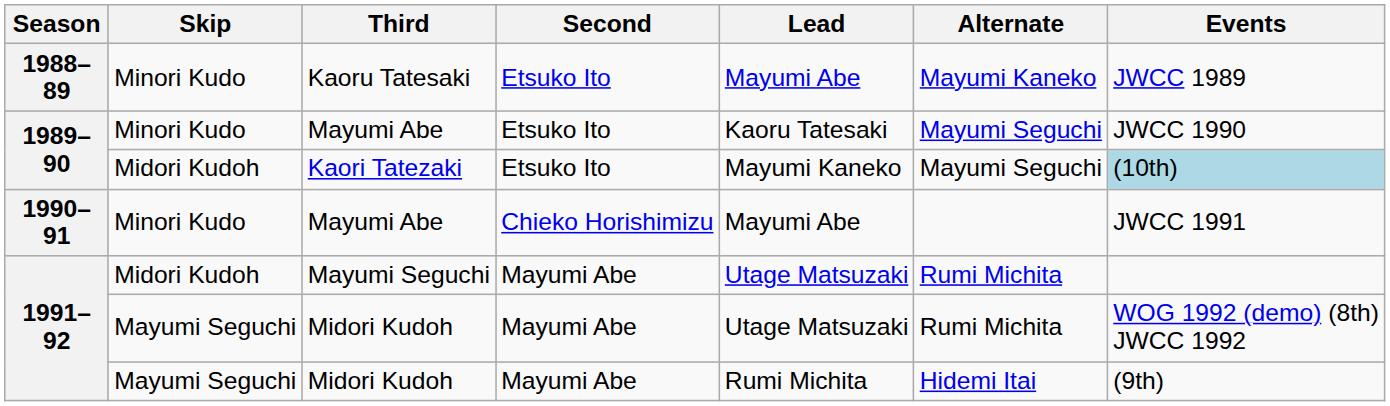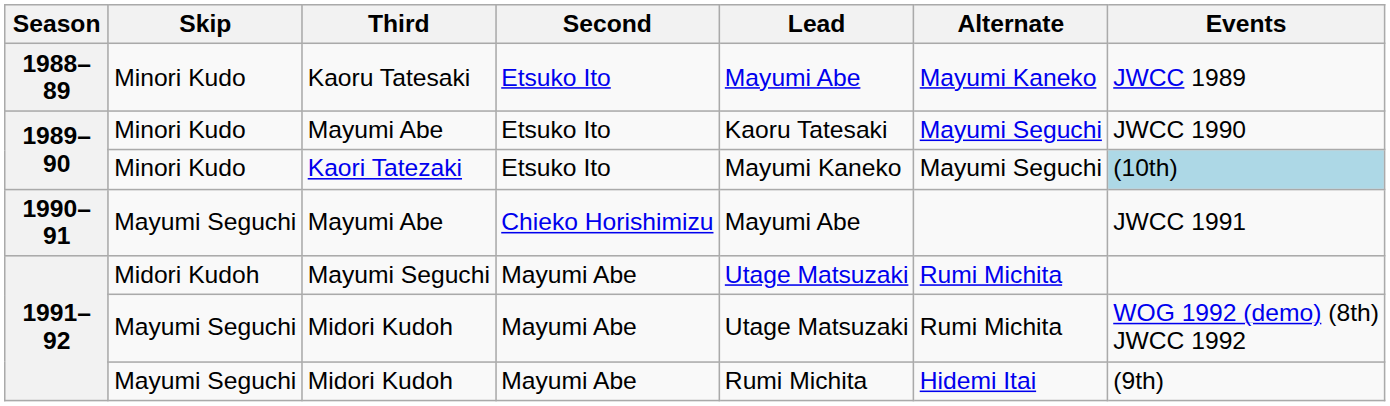(187, 168) Midori Kudoh -> (180, 168) Minori Kudo
(180, 221) Minori Kudo -> (205, 221) Mayumi Seguchi
